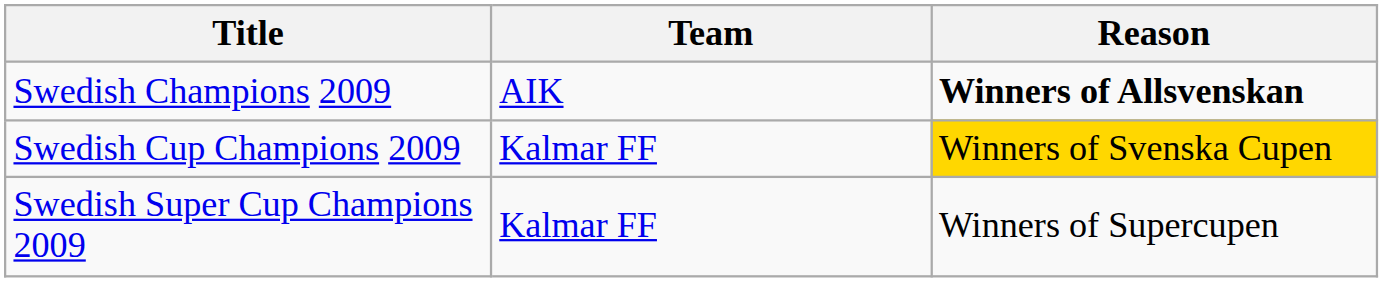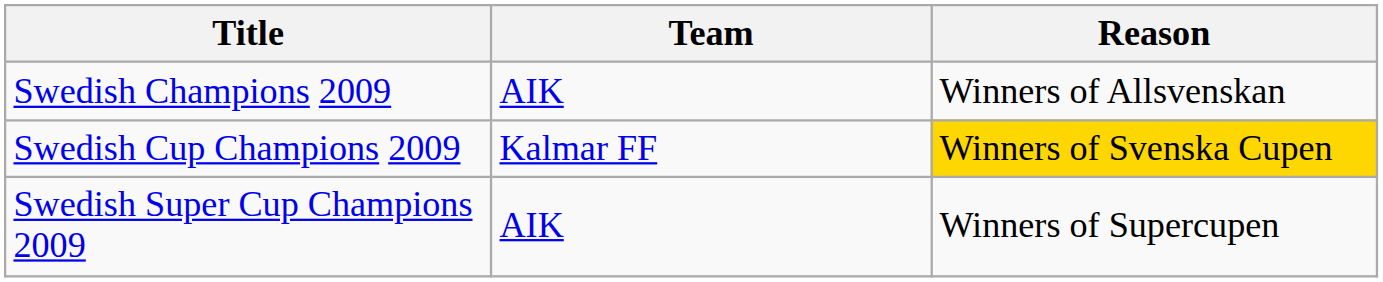(1121, 90) bold -> (1112, 90) normal
(578, 225) Kalmar FF -> (532, 225) AIK
